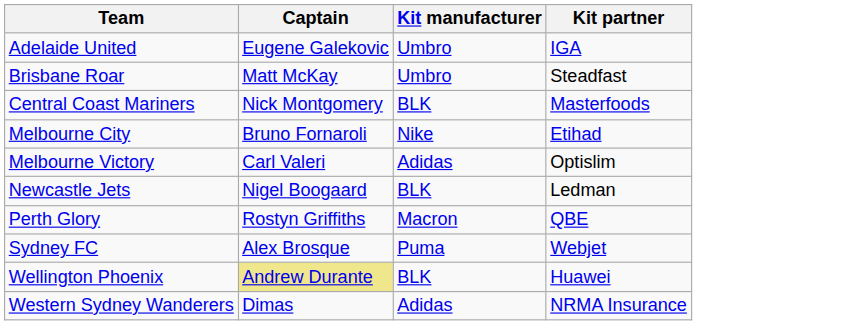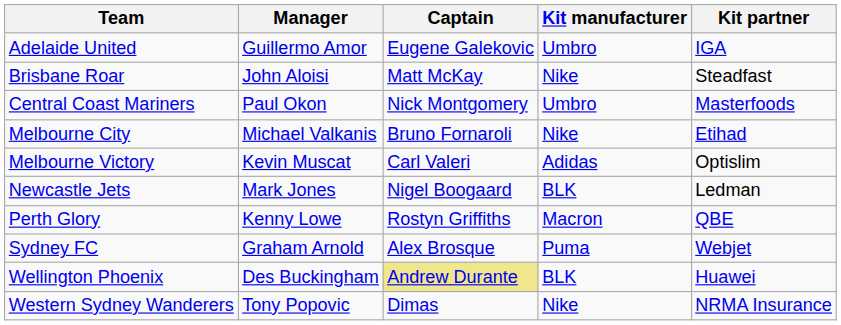+ column: (311, 18)
(424, 76) Umbro -> (560, 76) Nike
(414, 104) BLK -> (569, 104) Umbro
(425, 305) Adidas -> (560, 305) Nike
